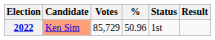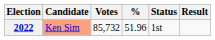(107, 27) 85,729 -> (107, 27) 85,732
(135, 27) 50.96 -> (135, 27) 51.96
